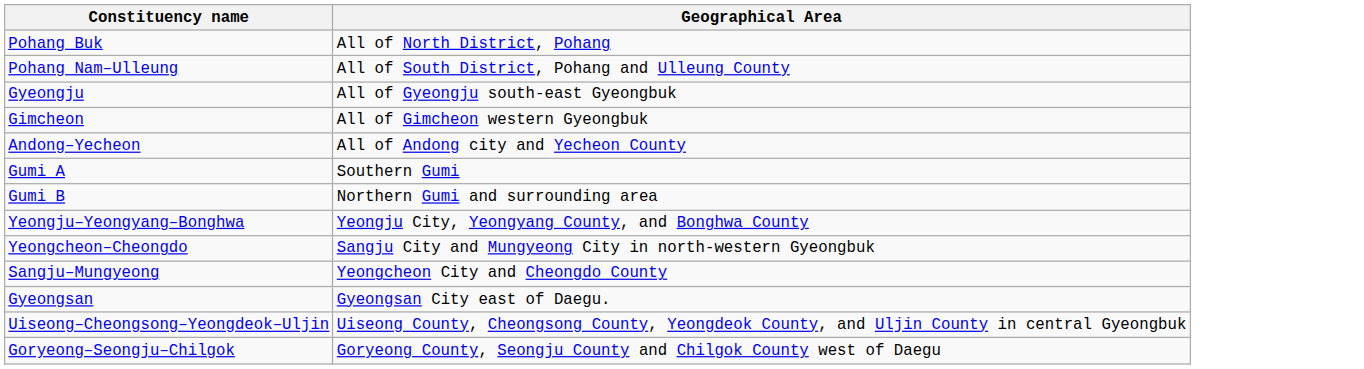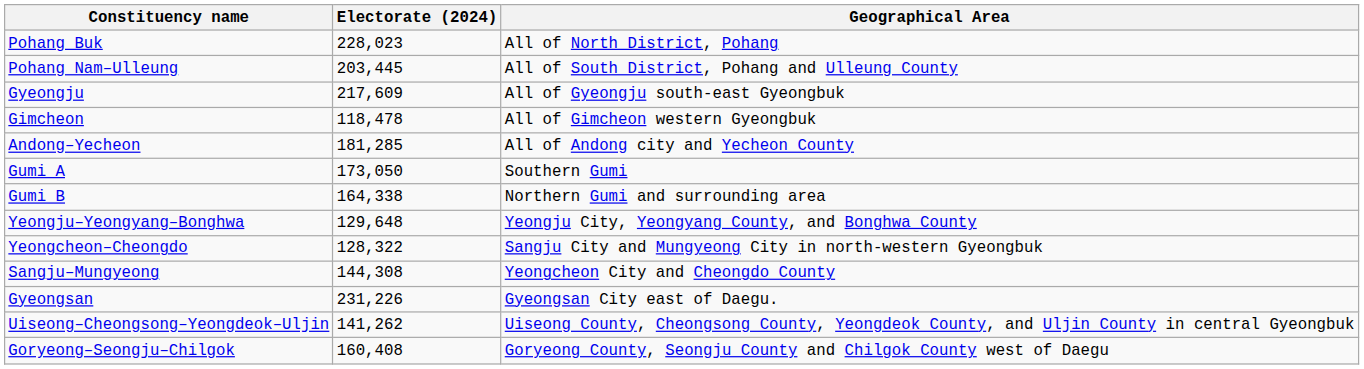+ column: (417, 17)
